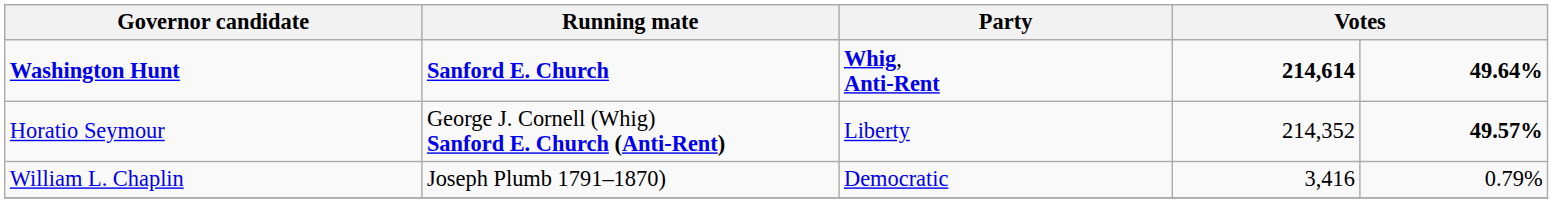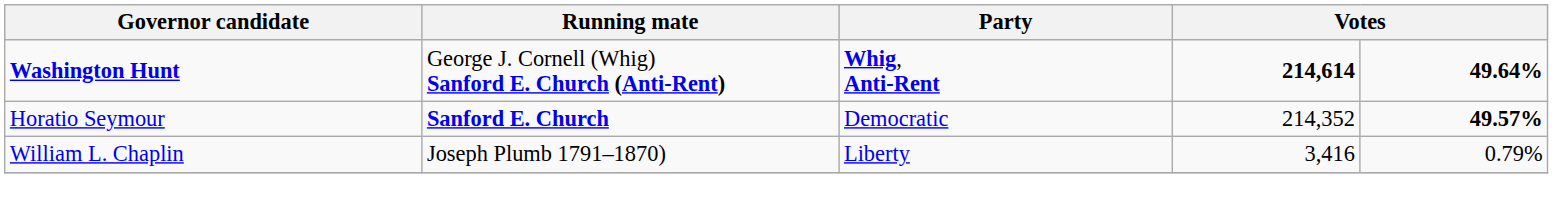(518, 70) Sanford E. Church -> (576, 70) George J. Cornell (Whig) Sanford E. Church (Anti-Rent)
(576, 131) George J. Cornell (Whig) Sanford E. Church (Anti-Rent) -> (518, 118) Sanford E. Church
(877, 131) Liberty -> (896, 118) Democratic
(896, 179) Democratic -> (877, 154) Liberty
